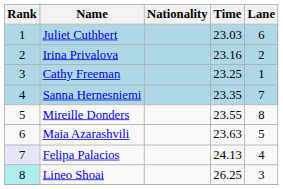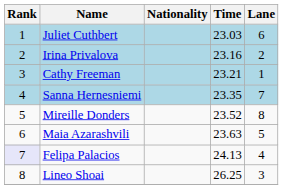(228, 74) 23.25 -> (228, 74) 23.21
(228, 114) 23.55 -> (228, 114) 23.52
(22, 174) paleturquoise background -> (22, 174) no background
